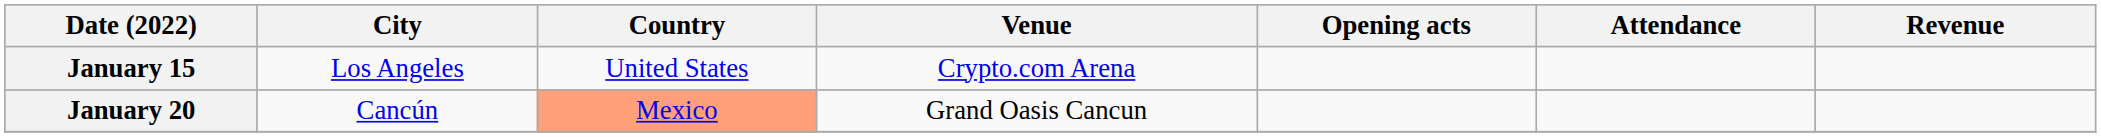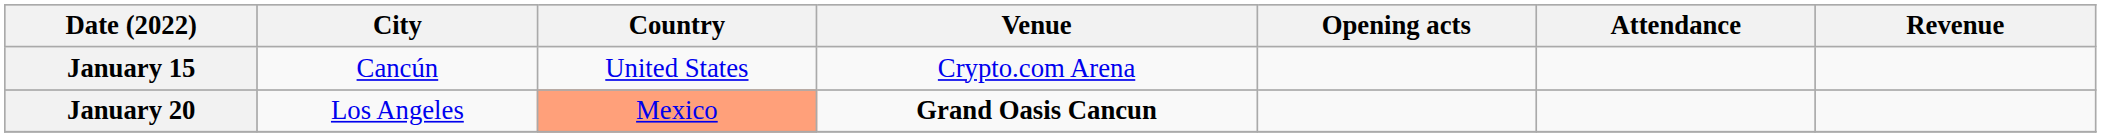(397, 68) Los Angeles -> (397, 68) Cancún
(397, 110) Cancún -> (397, 110) Los Angeles
(1037, 110) normal -> (1037, 110) bold
